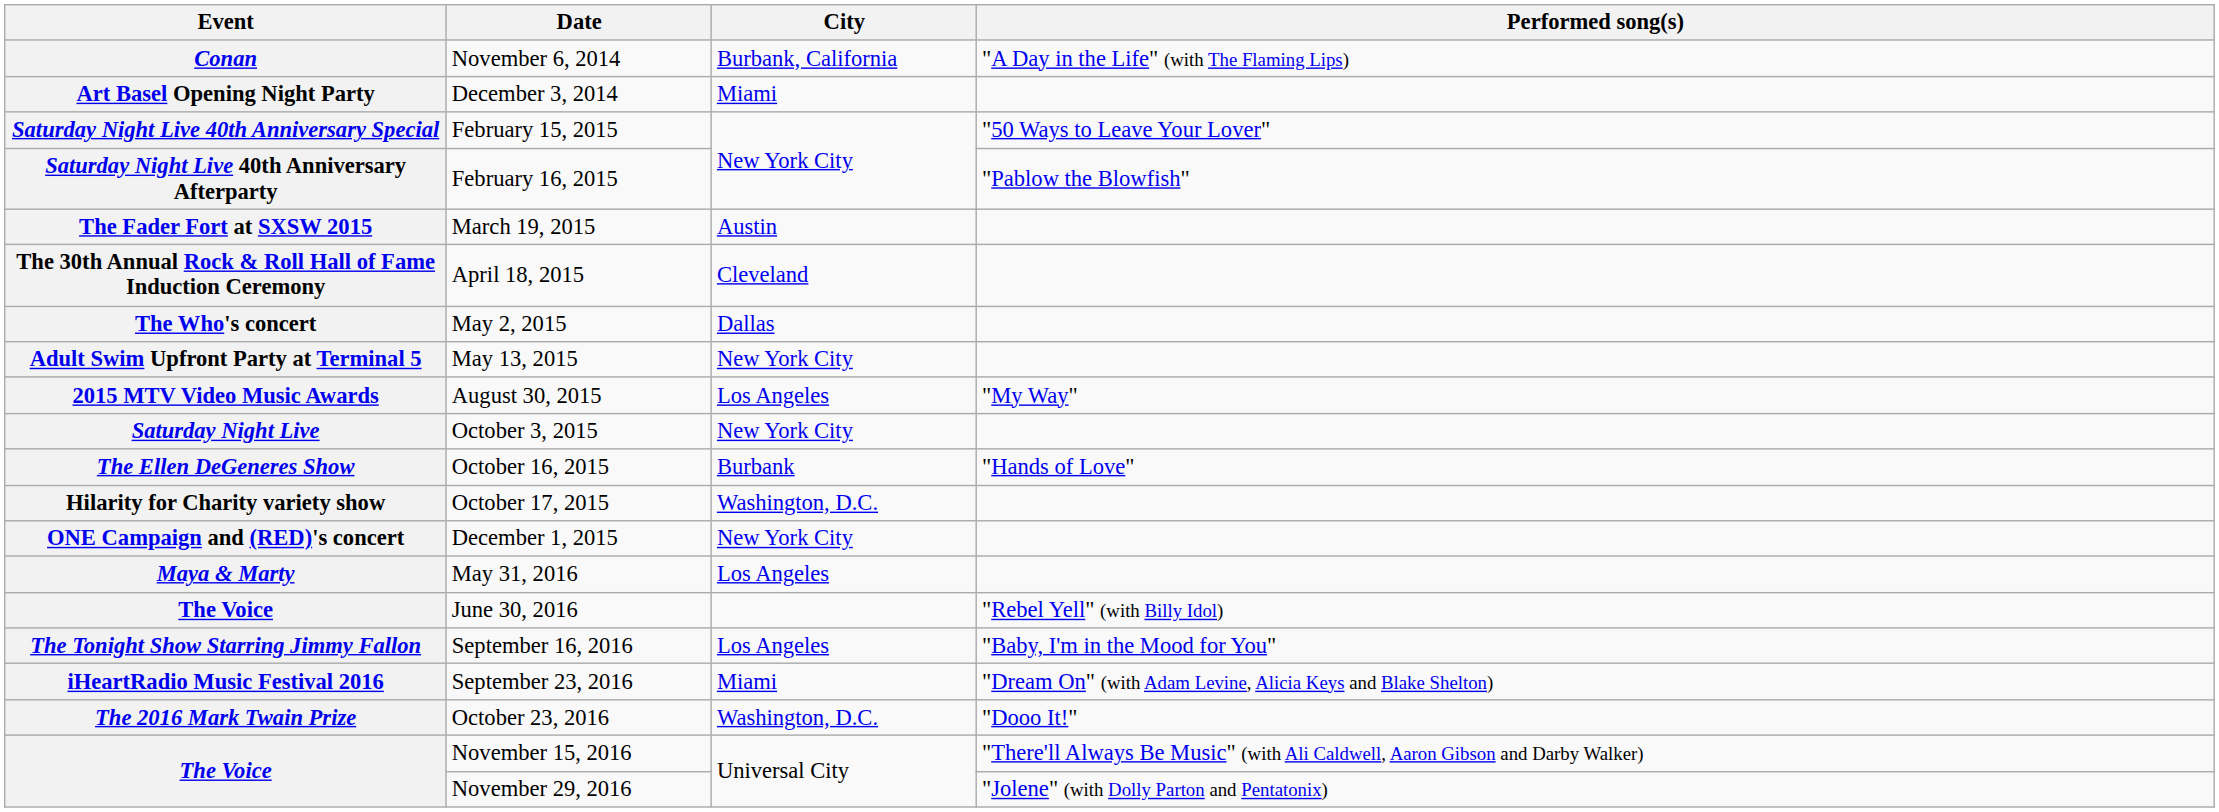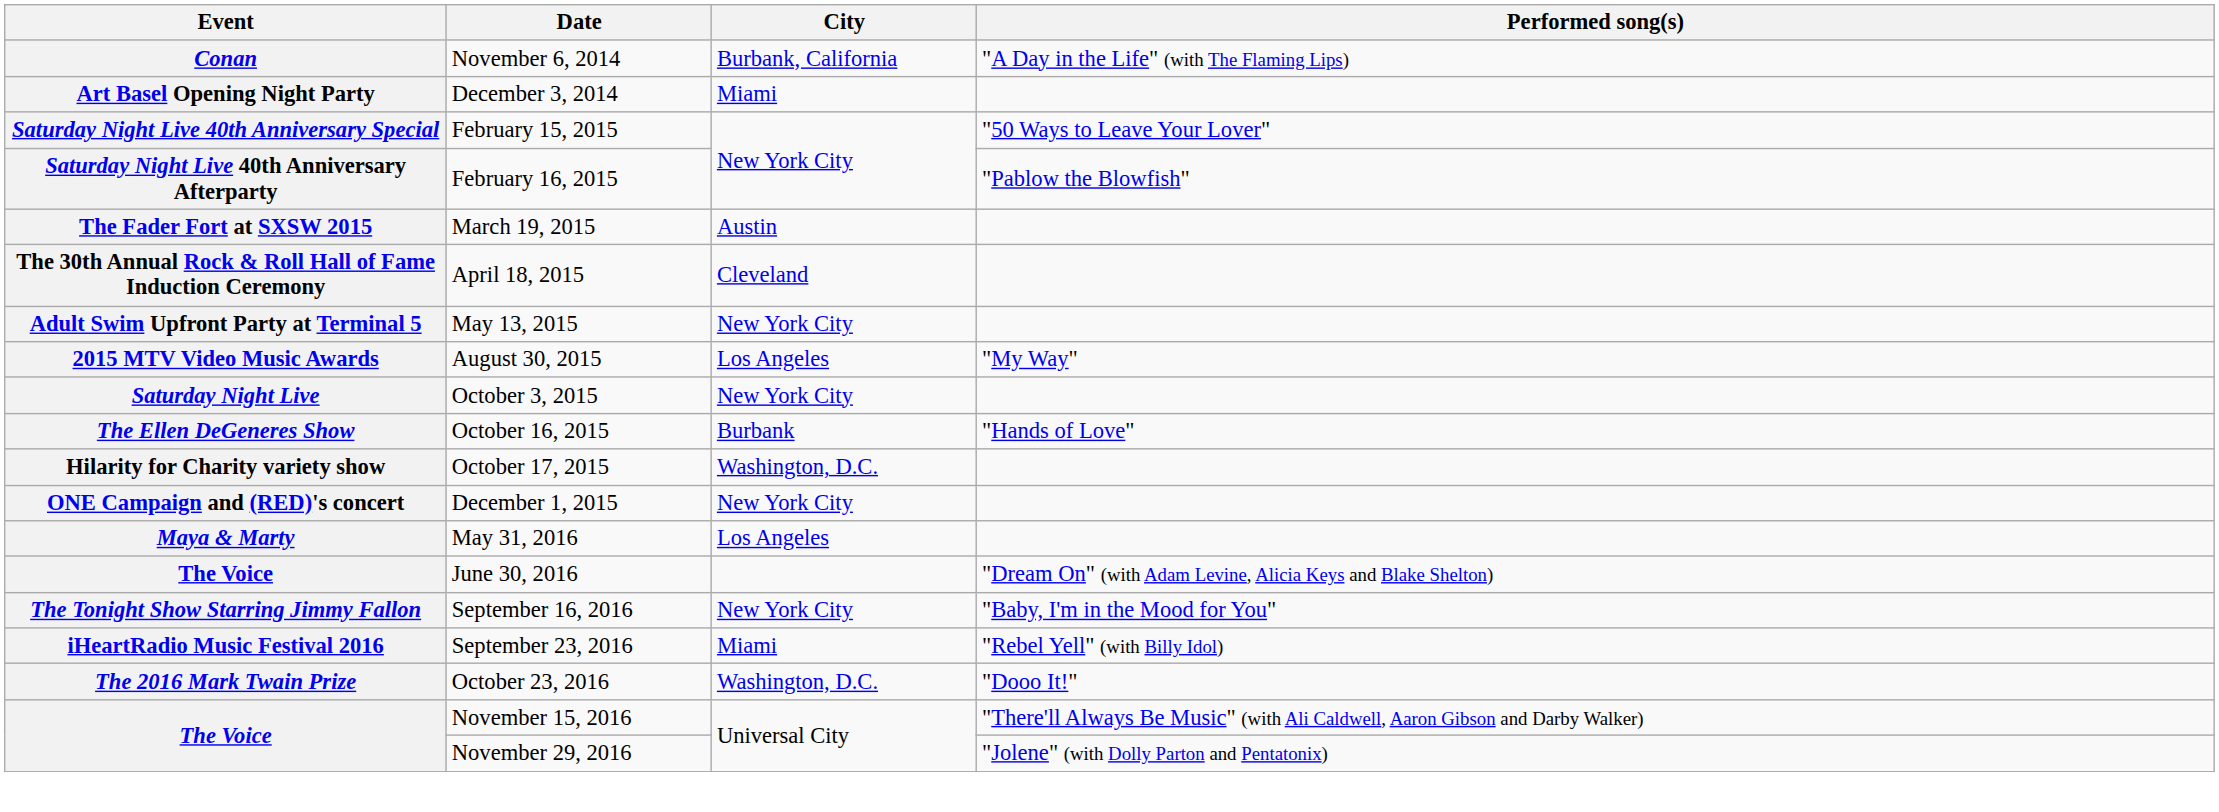- row: (226, 323)
(1103, 609) "Rebel Yell" (with Billy Idol) -> (1238, 574) "Dream On" (with Adam Levine, Alicia Keys and Blake Shelton)
(773, 645) Los Angeles -> (785, 609) New York City
(1238, 681) "Dream On" (with Adam Levine, Alicia Keys and Blake Shelton) -> (1103, 645) "Rebel Yell" (with Billy Idol)
